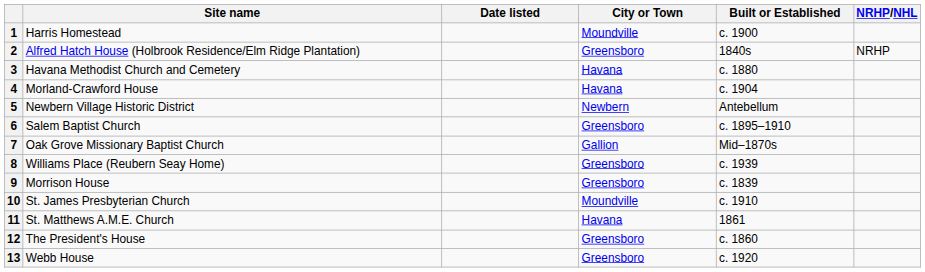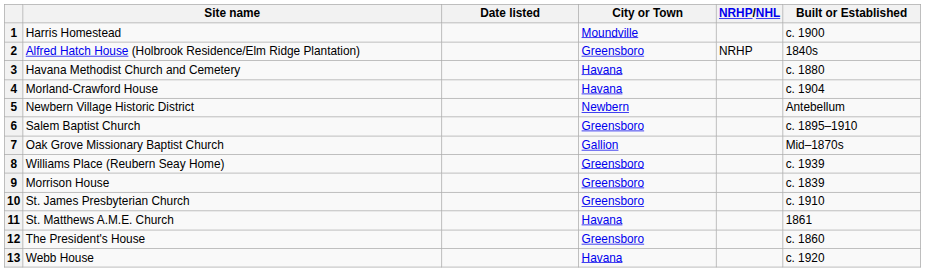columns swapped: (785, 13) <-> (887, 13)
(610, 201) Moundville -> (613, 201) Greensboro
(613, 257) Greensboro -> (602, 257) Havana
